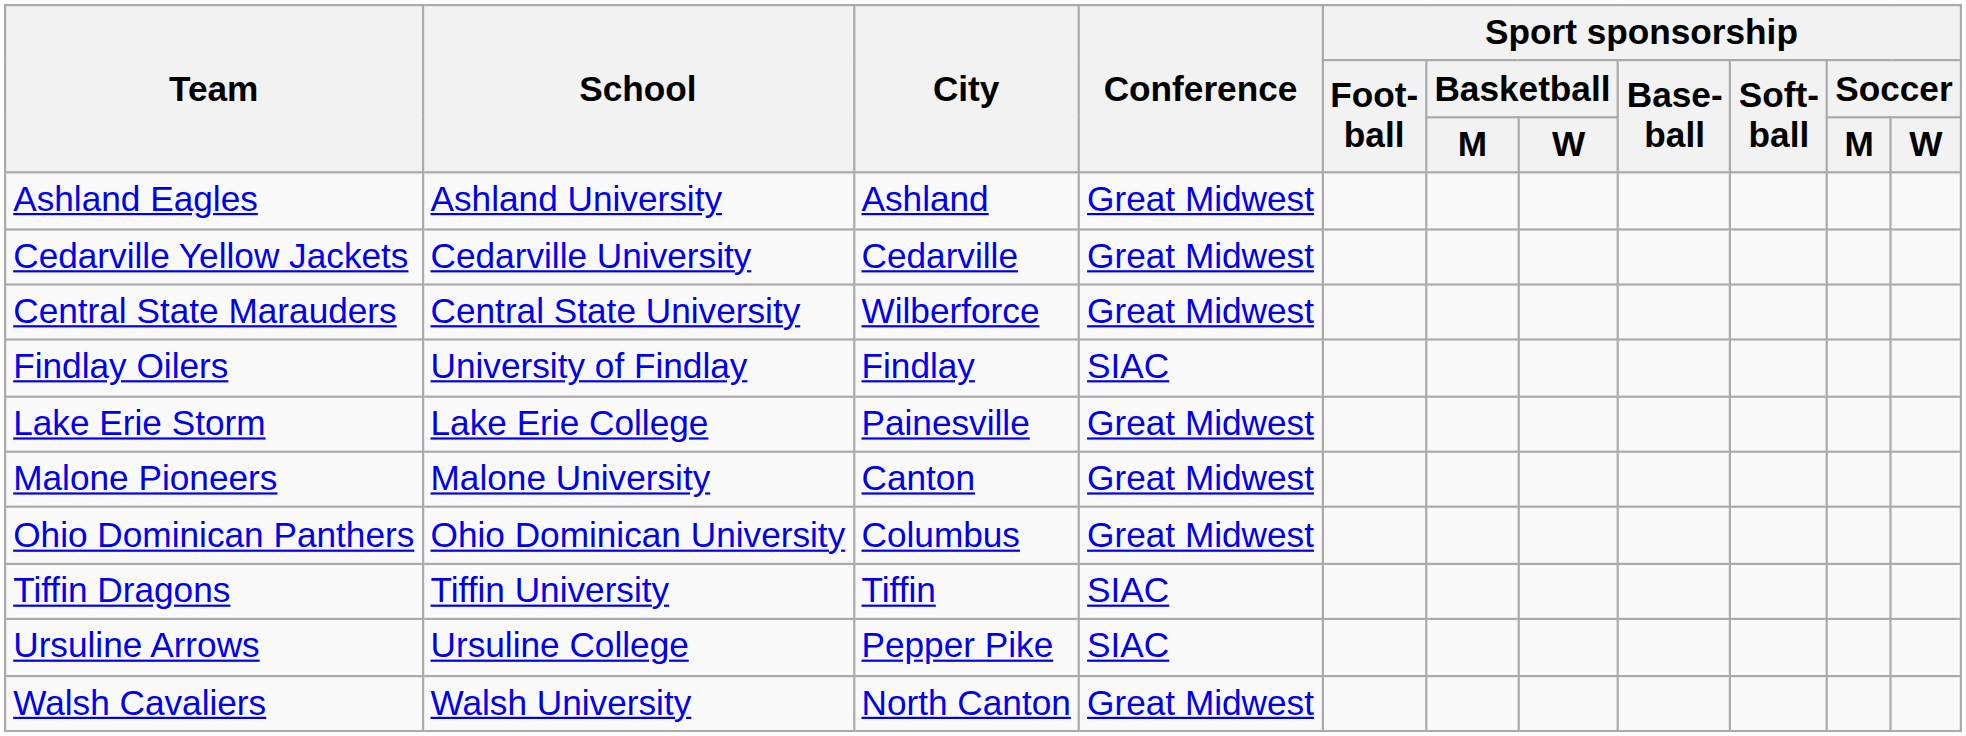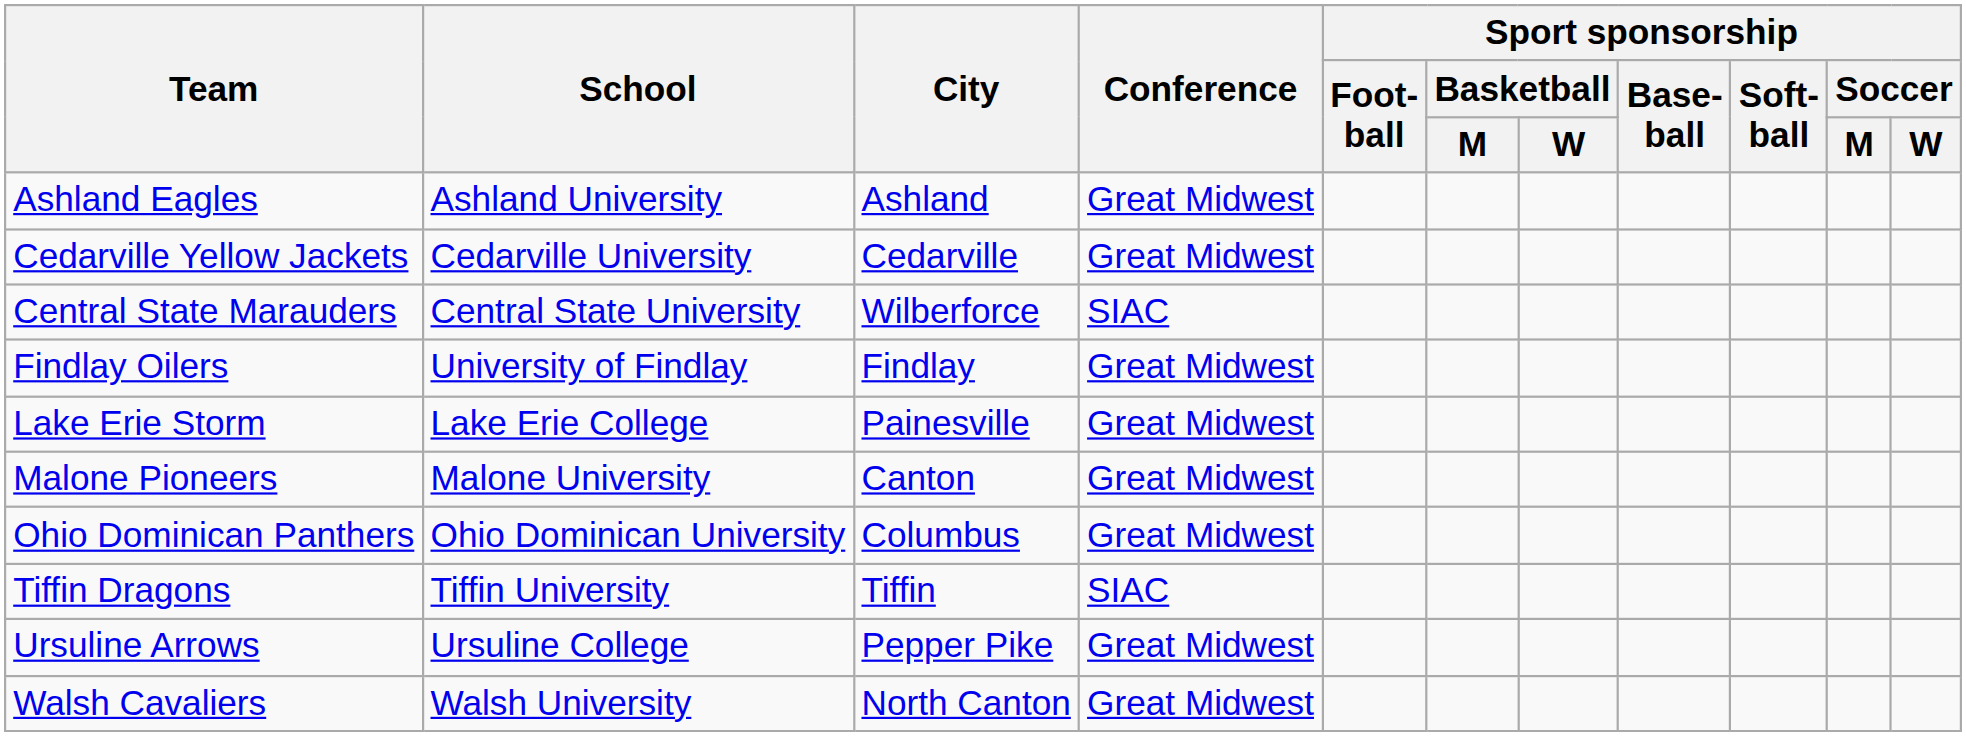(1201, 311) Great Midwest -> (1128, 311) SIAC
(1128, 367) SIAC -> (1201, 367) Great Midwest
(1128, 646) SIAC -> (1201, 646) Great Midwest
